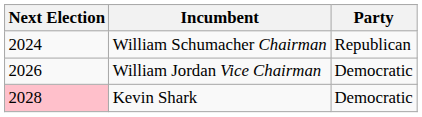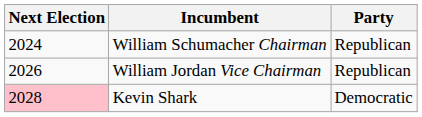(374, 71) Democratic -> (373, 71) Republican
